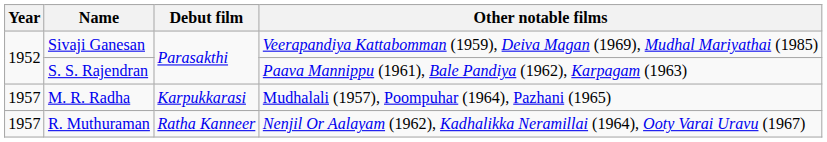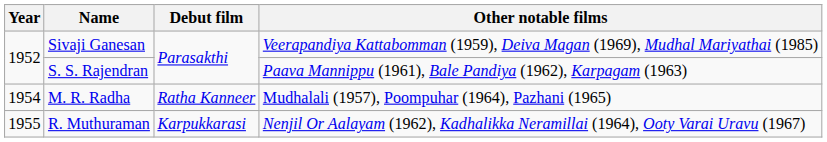(24, 97) 1957 -> (24, 97) 1954
(202, 97) Karpukkarasi -> (206, 97) Ratha Kanneer
(24, 124) 1957 -> (24, 124) 1955
(206, 124) Ratha Kanneer -> (202, 124) Karpukkarasi
